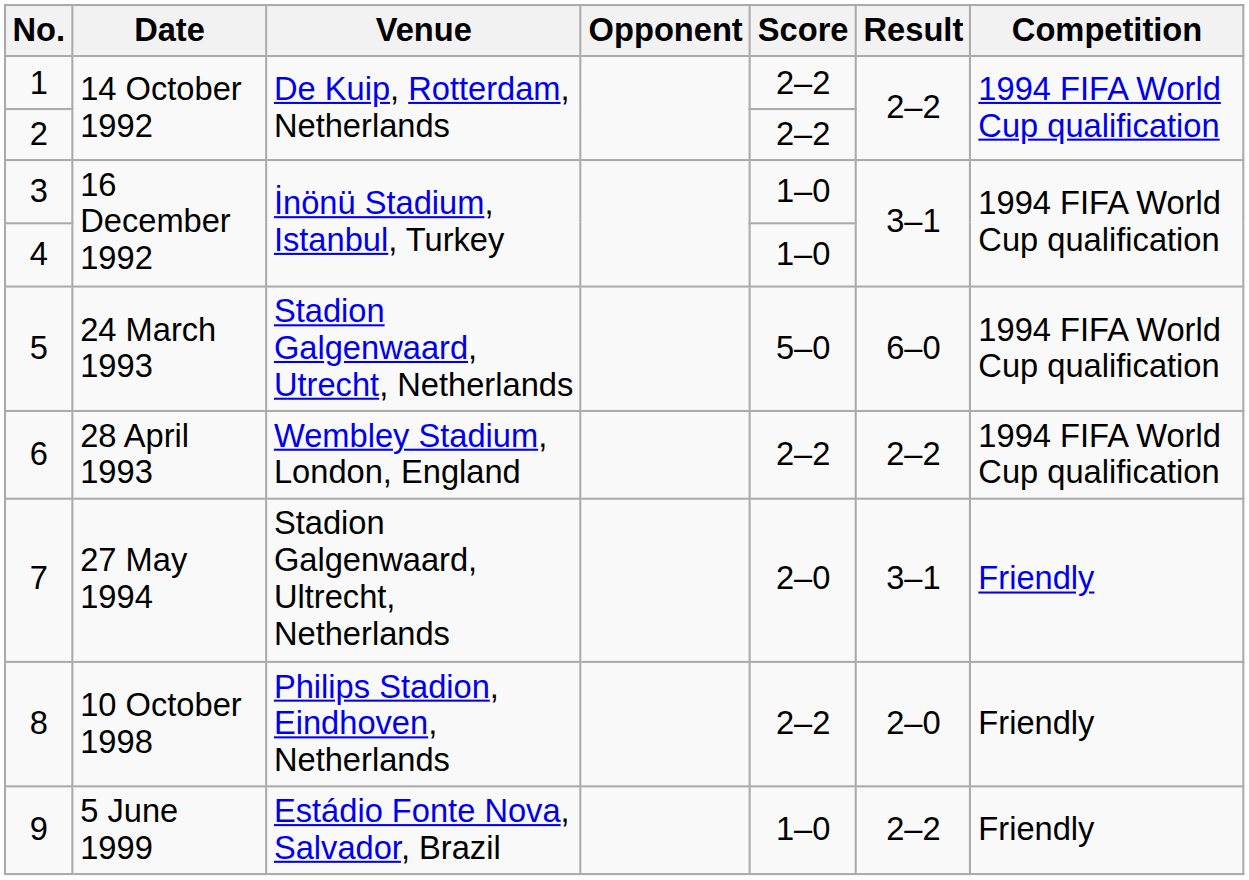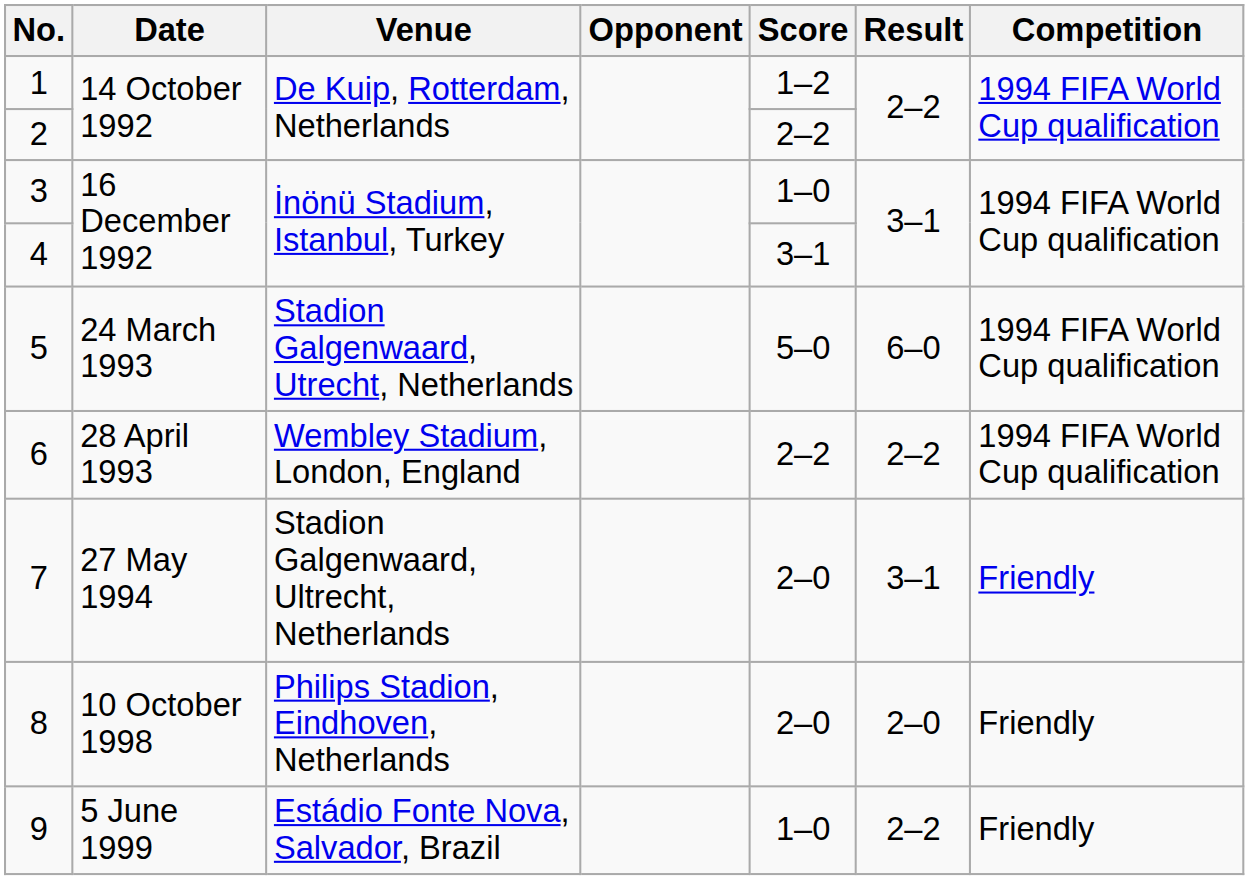(803, 82) 2–2 -> (803, 82) 1–2
(803, 253) 1–0 -> (803, 253) 3–1
(803, 723) 2–2 -> (803, 723) 2–0
